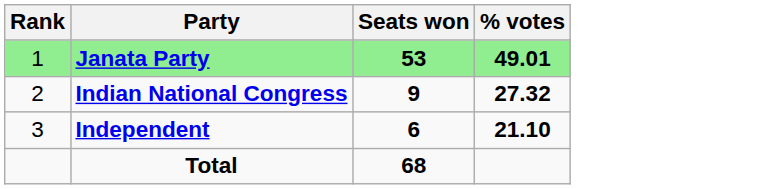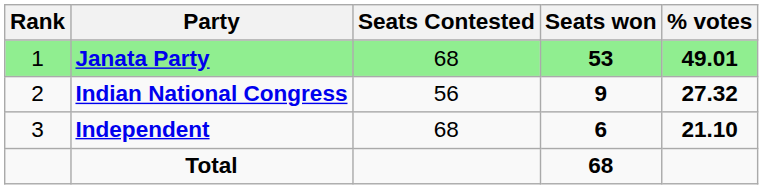+ column: (446, 22)
